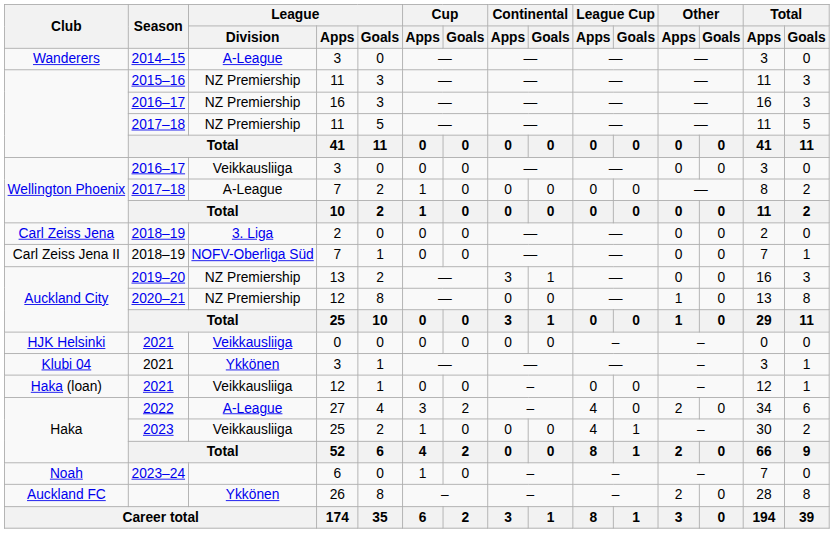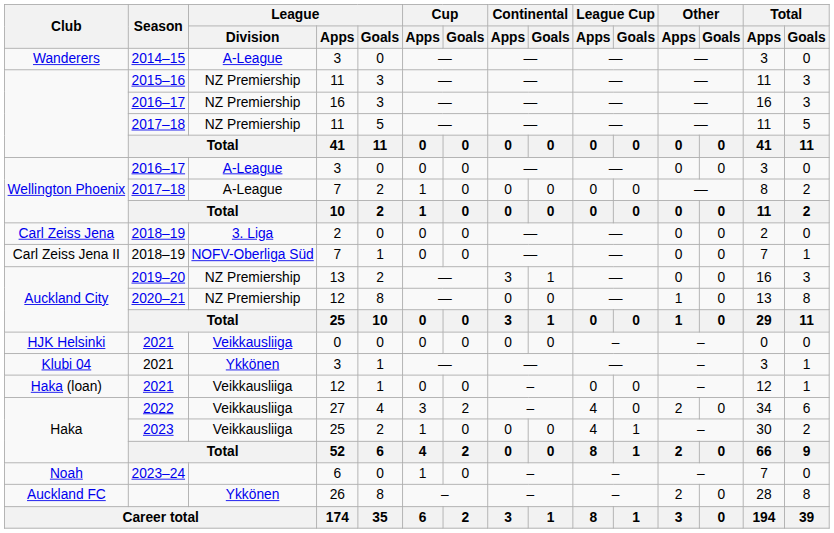(253, 168) Veikkausliiga -> (253, 168) A-League
(253, 408) A-League -> (253, 408) Veikkausliiga
